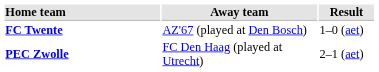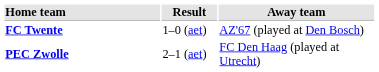columns swapped: (346, 12) <-> (239, 12)
